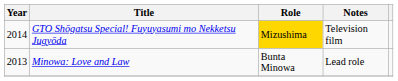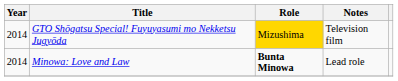(17, 62) 2013 -> (17, 62) 2014
(278, 62) normal -> (276, 62) bold
